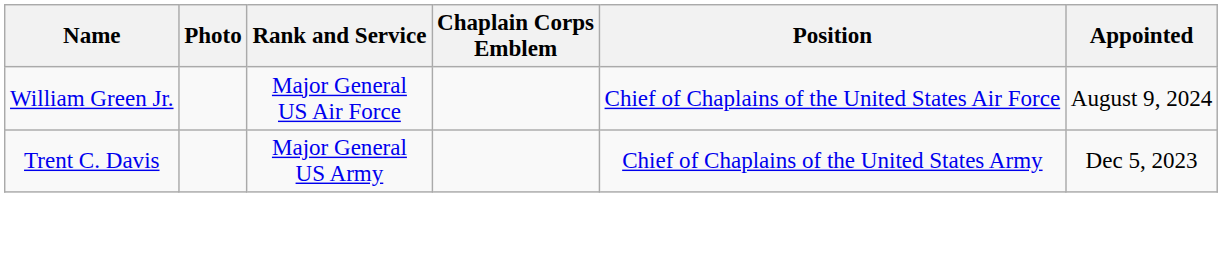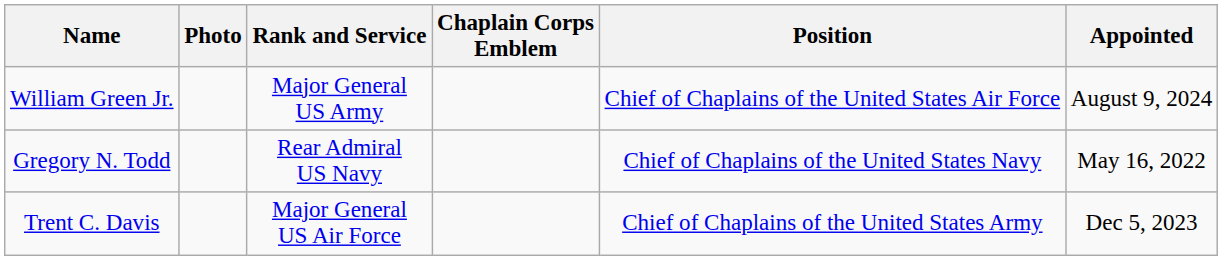(339, 98) Major General US Air Force -> (339, 98) Major General US Army
+ row: (92, 160)
(339, 160) Major General US Army -> (339, 223) Major General US Air Force
